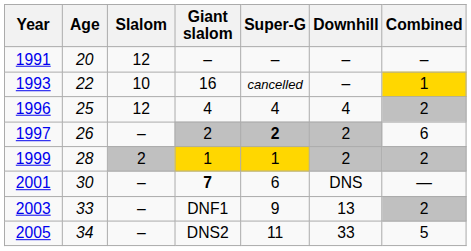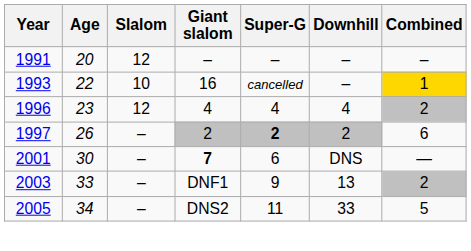(85, 109) 25 -> (85, 109) 23
- row: (33, 158)
